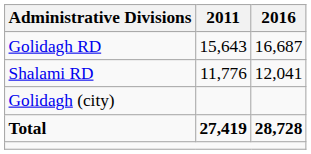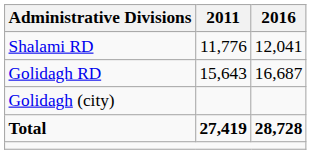rows swapped: (55, 45) <-> (51, 73)
